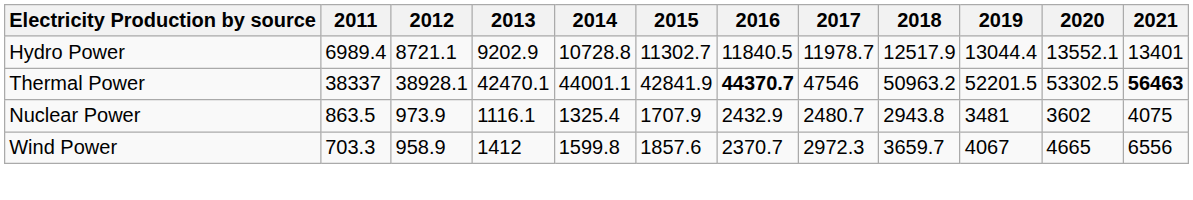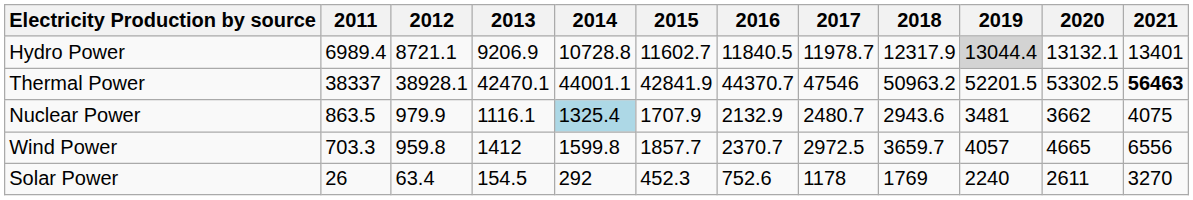(508, 52) 9202.9 -> (508, 52) 9206.9
(676, 52) 11302.7 -> (676, 52) 11602.7
(919, 52) 12517.9 -> (919, 52) 12317.9
(1001, 52) no background -> (1001, 52) lightgrey background
(1082, 52) 13552.1 -> (1082, 52) 13132.1
(758, 83) bold -> (758, 83) normal
(421, 115) 973.9 -> (421, 115) 979.9
(589, 115) no background -> (589, 115) lightblue background
(752, 115) 2432.9 -> (752, 115) 2132.9
(914, 115) 2943.8 -> (914, 115) 2943.6
(1069, 115) 3602 -> (1069, 115) 3662
(421, 147) 958.9 -> (421, 147) 959.8
(671, 147) 1857.6 -> (671, 147) 1857.7
(834, 147) 2972.3 -> (834, 147) 2972.5
(987, 147) 4067 -> (987, 147) 4057
+ row: (64, 178)
